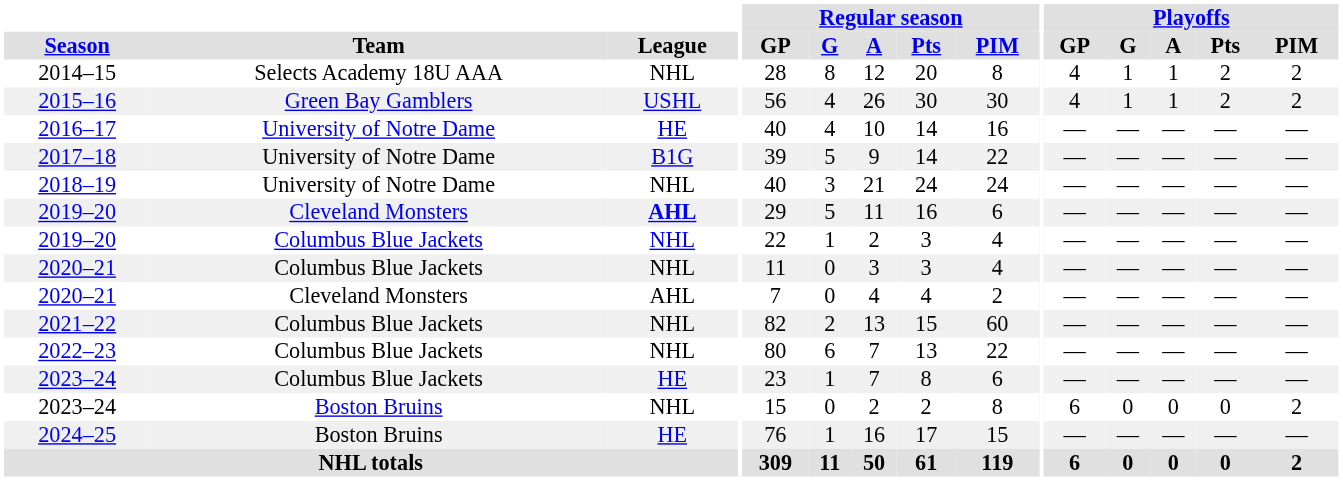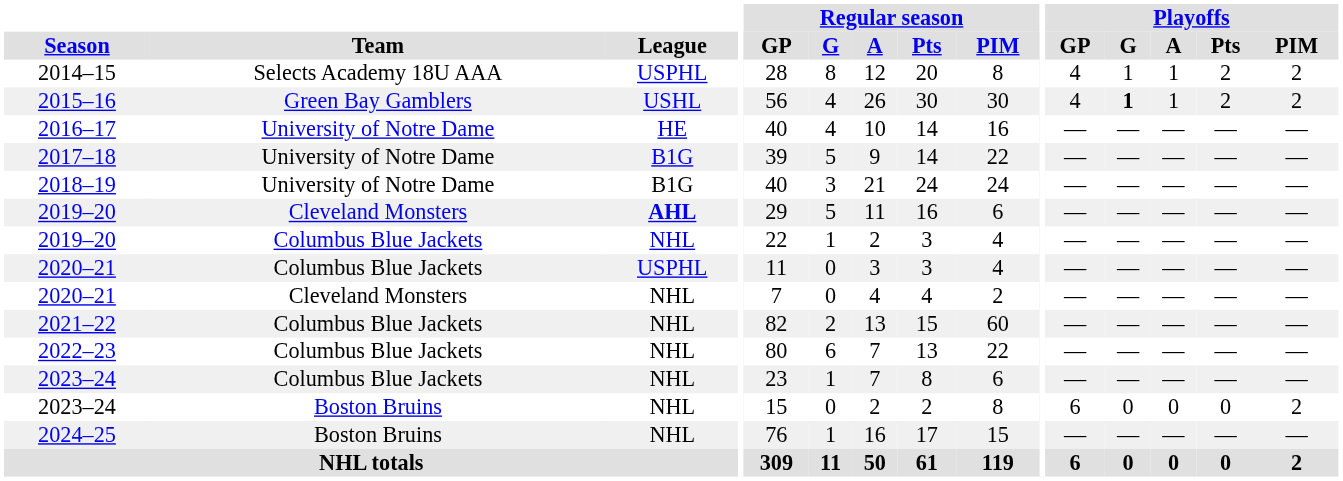(672, 73) NHL -> (672, 73) USPHL
(1128, 101) normal -> (1128, 101) bold
(672, 184) NHL -> (672, 184) B1G
(672, 267) NHL -> (672, 267) USPHL
(672, 295) AHL -> (672, 295) NHL
(672, 379) HE -> (672, 379) NHL
(672, 434) HE -> (672, 434) NHL
